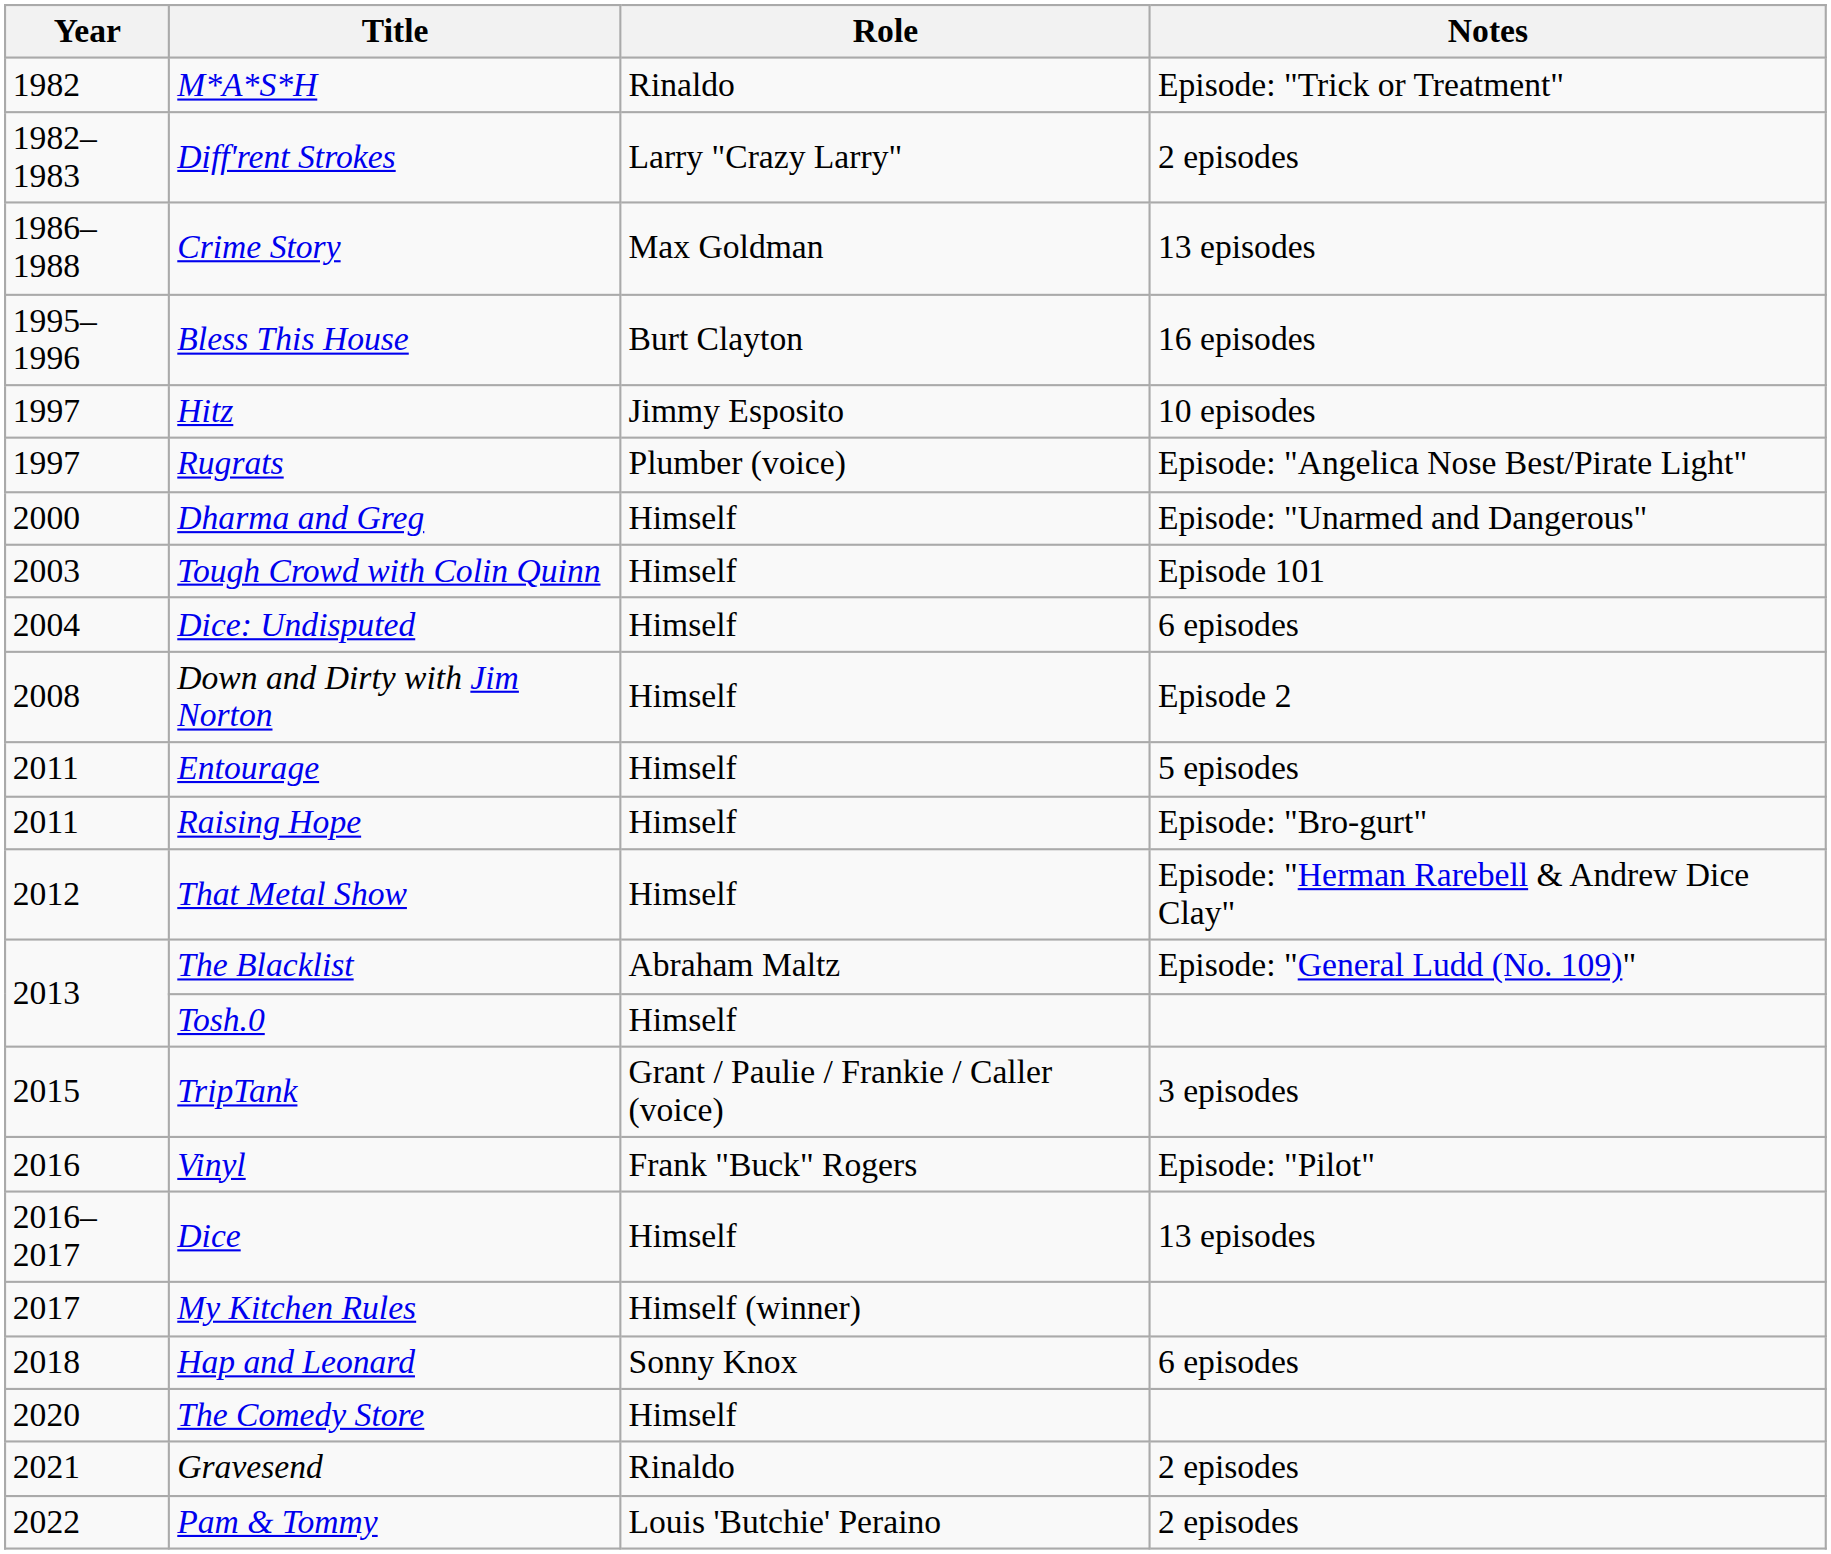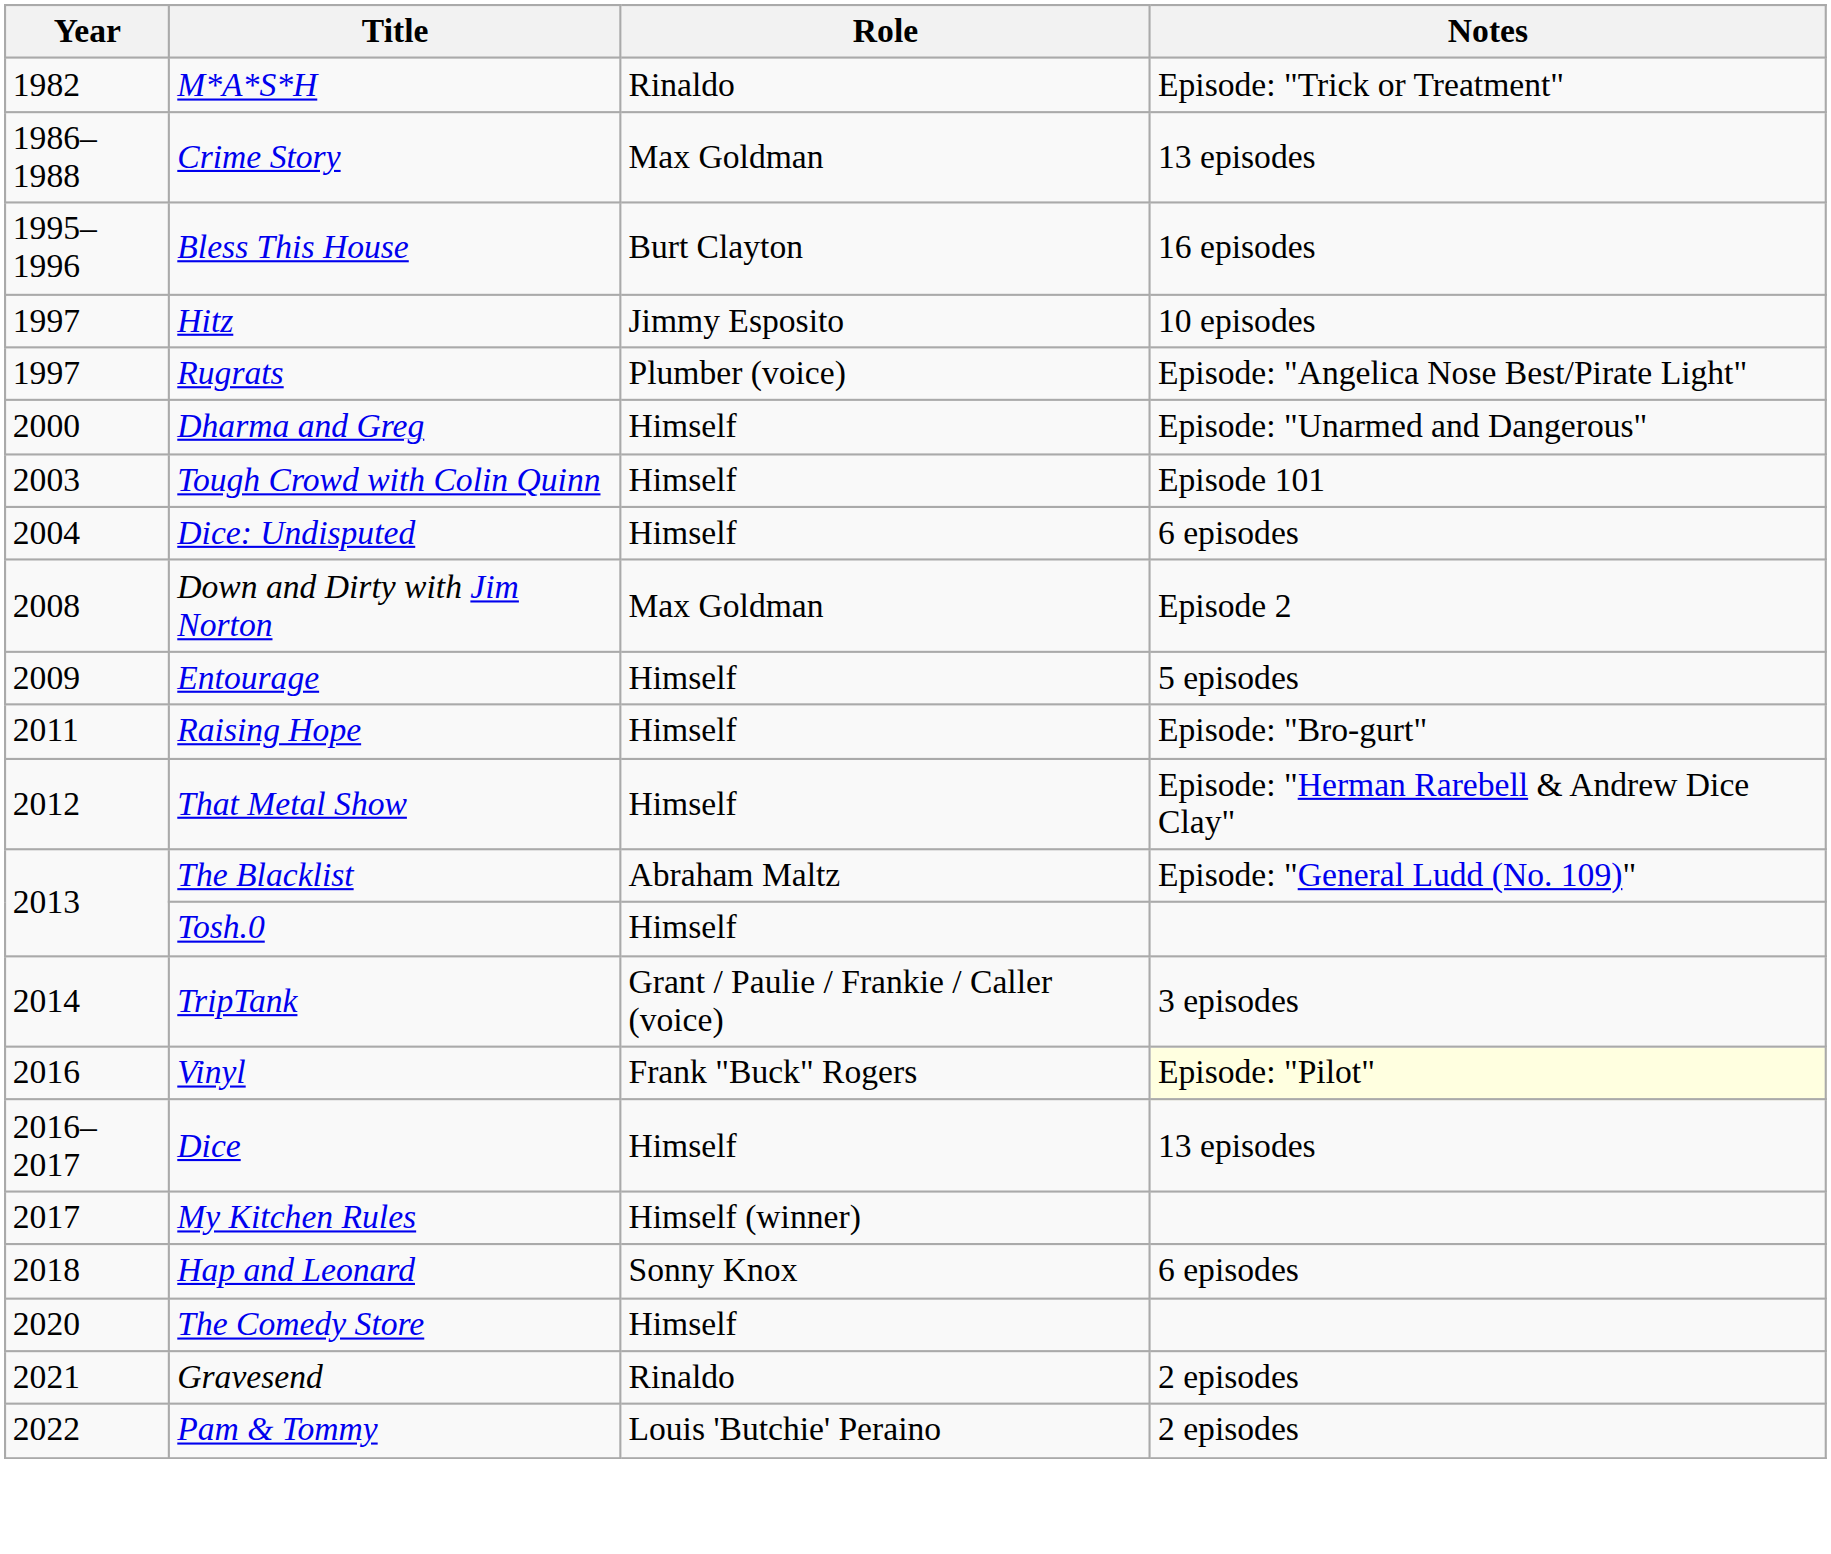- row: (286, 156)
(683, 696) Himself -> (726, 605) Max Goldman
(46, 768) 2011 -> (46, 677) 2009
(46, 1091) 2015 -> (46, 1000) 2014
(1266, 1163) no background -> (1266, 1072) lightyellow background
